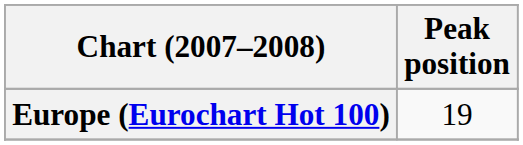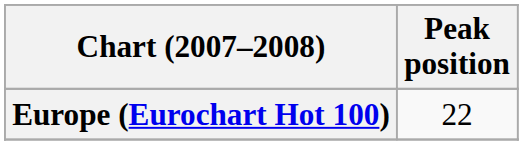(457, 113) 19 -> (457, 113) 22
